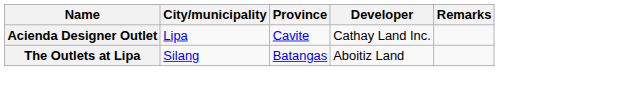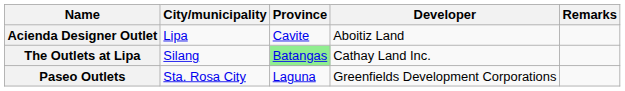(382, 35) Cathay Land Inc. -> (369, 35) Aboitiz Land
(300, 56) no background -> (300, 56) lightgreen background
(369, 56) Aboitiz Land -> (382, 56) Cathay Land Inc.
+ row: (82, 76)
